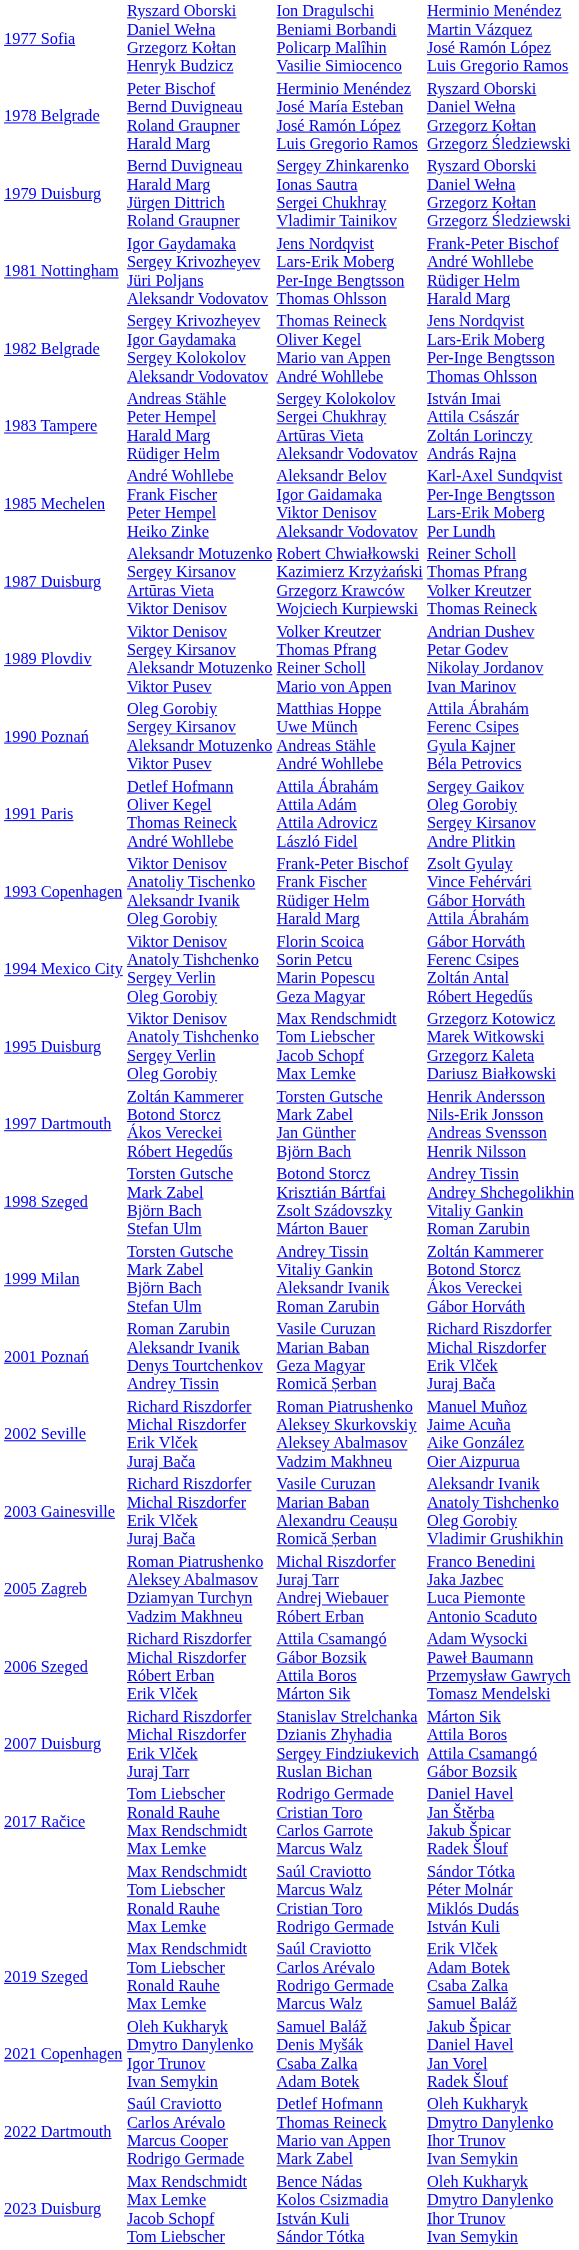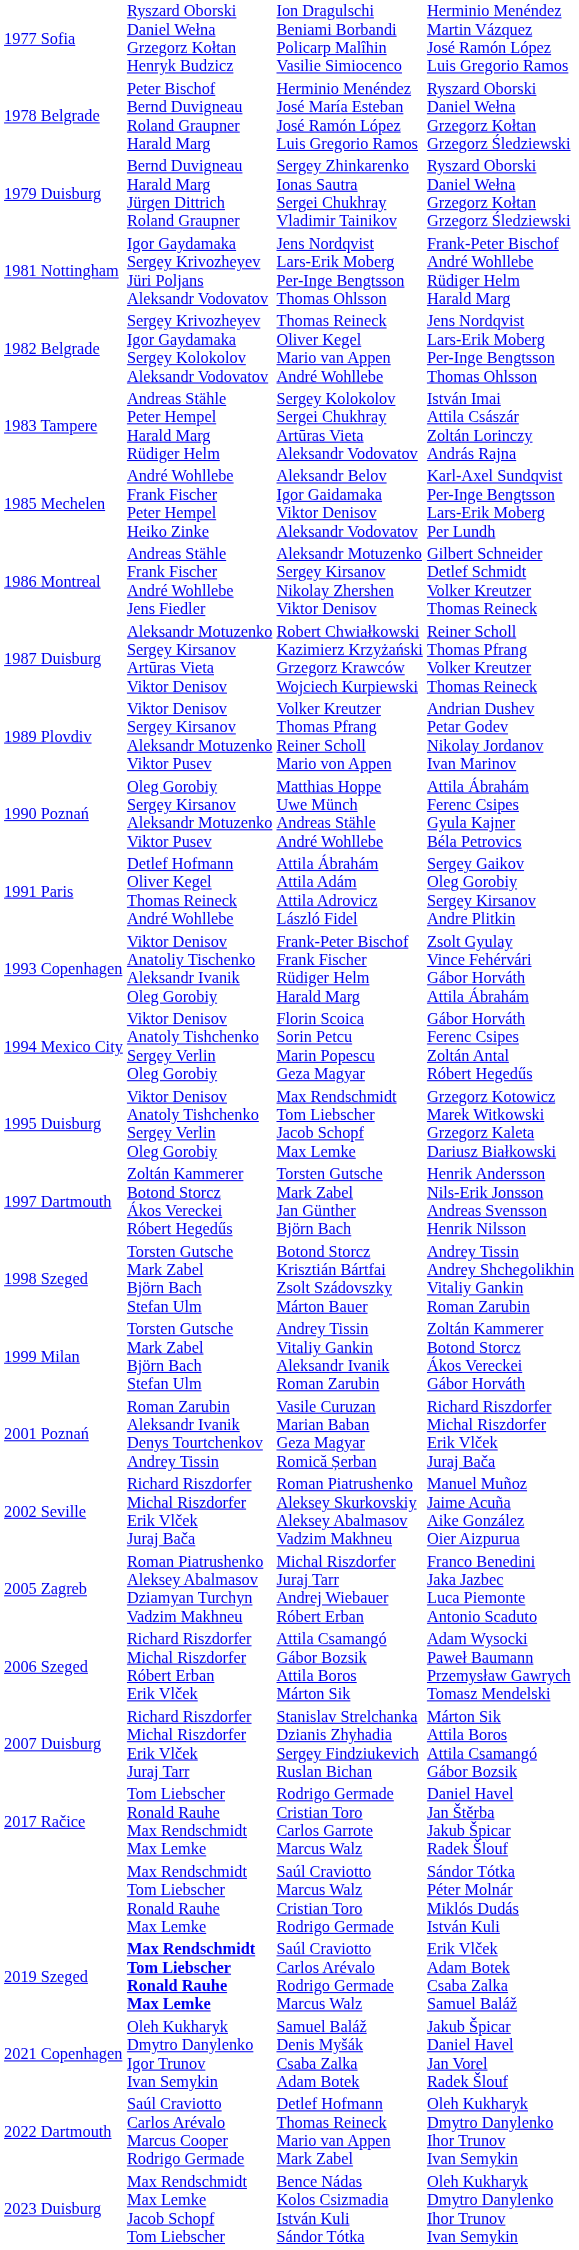+ row: (52, 581)
- row: (60, 1511)
(187, 1976) normal -> (191, 1976) bold
